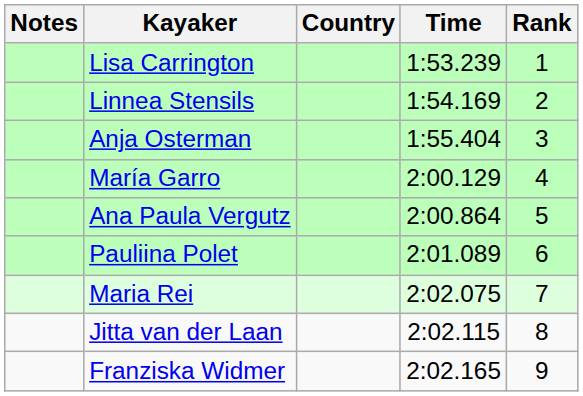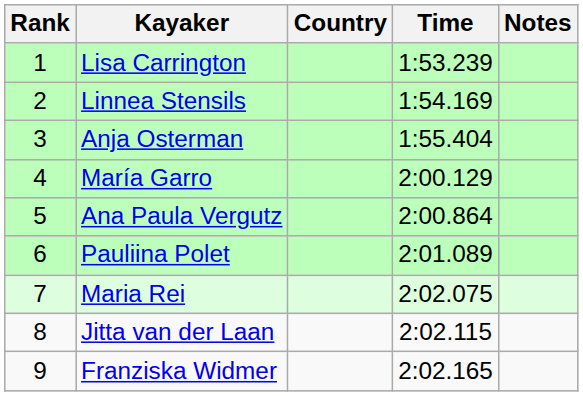columns swapped: (542, 23) <-> (44, 23)
